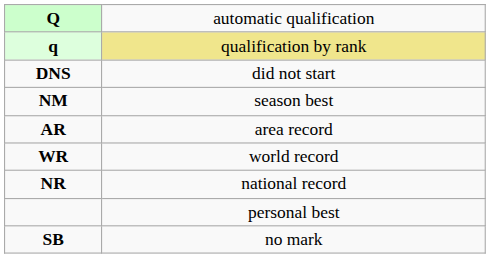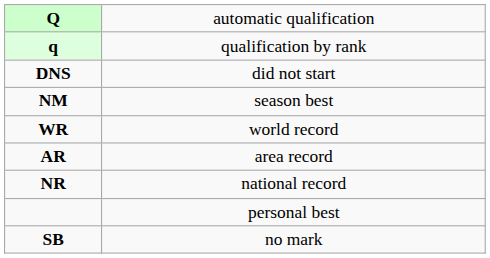(294, 45) khaki background -> (294, 45) no background
rows swapped: (53, 156) <-> (53, 128)
